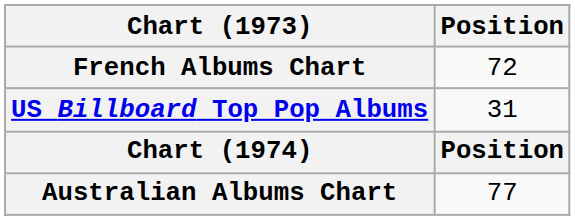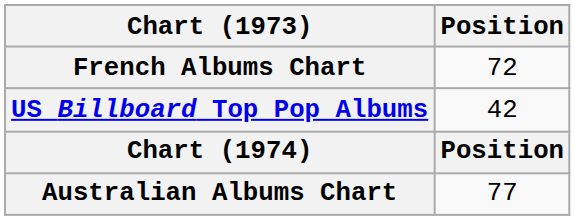(502, 110) 31 -> (502, 110) 42
